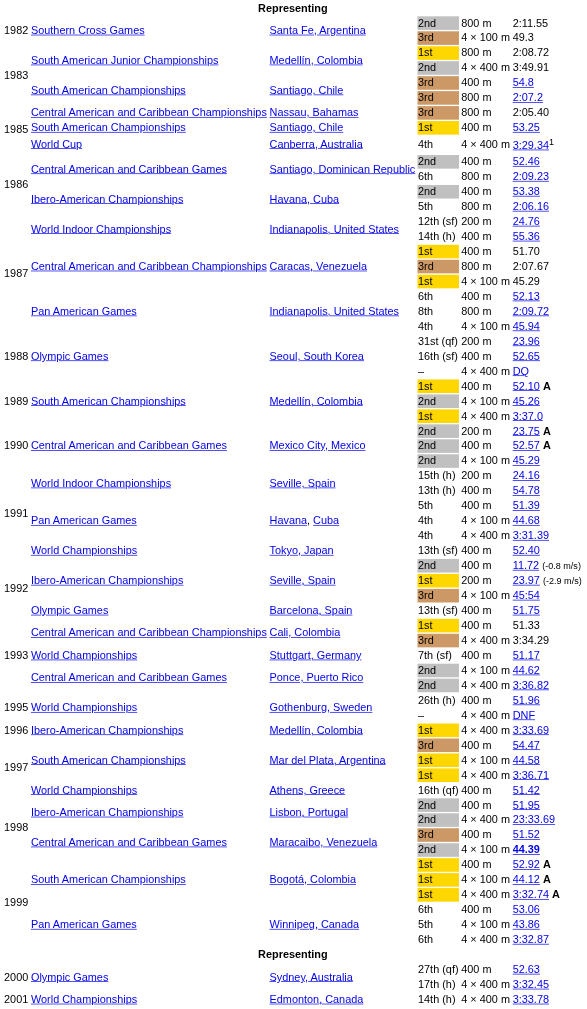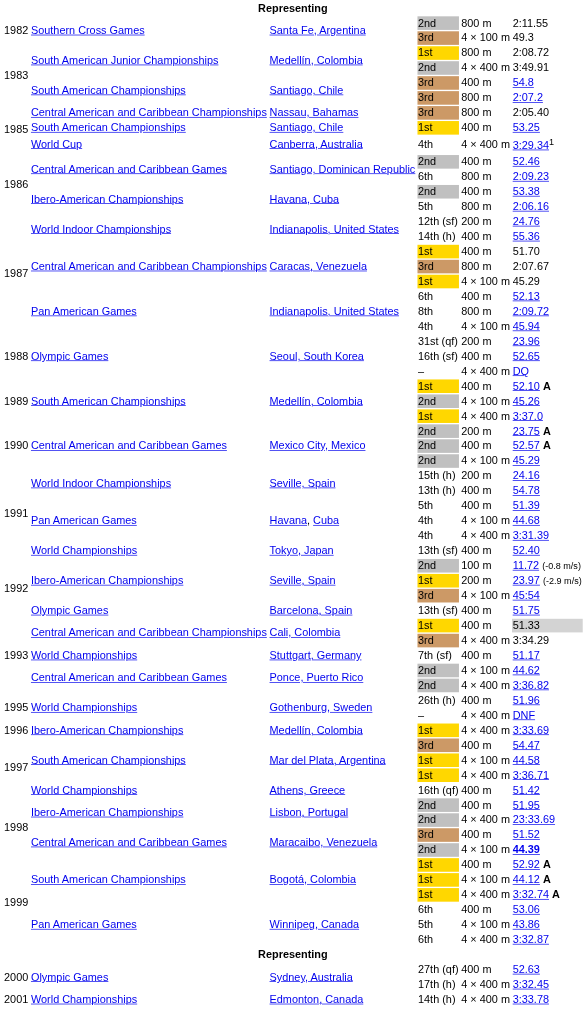(476, 566) 400 m -> (476, 566) 100 m
(526, 625) no background -> (526, 625) lightgrey background
